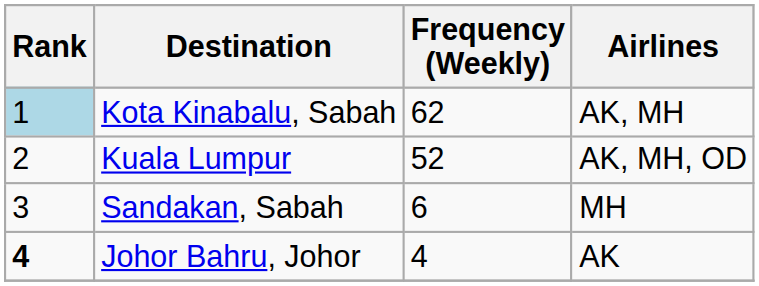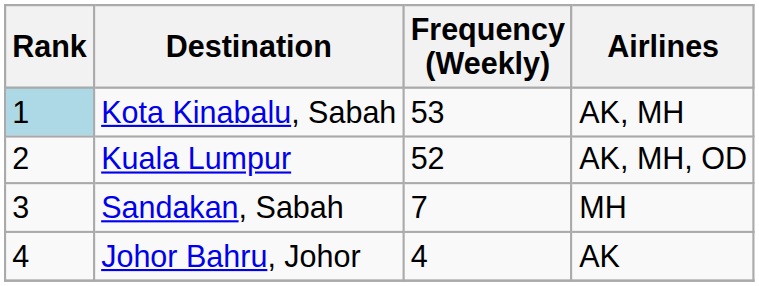(428, 112) 62 -> (428, 112) 53
(419, 208) 6 -> (419, 208) 7
(21, 256) bold -> (21, 256) normal
